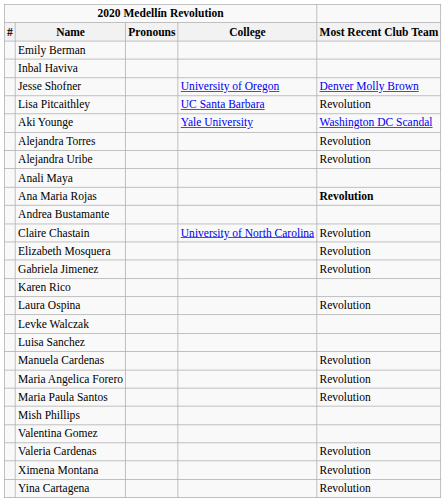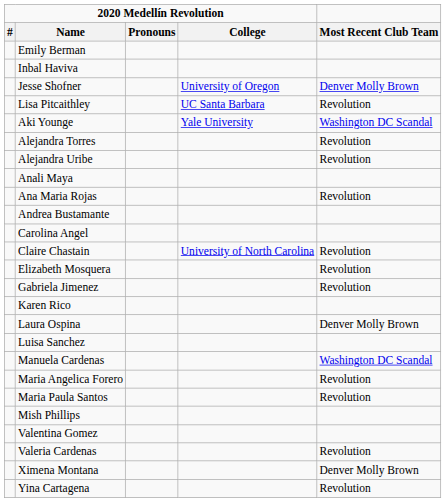(346, 196) bold -> (345, 196) normal
+ row: (53, 232)
(345, 305) Revolution -> (369, 324) Denver Molly Brown
- row: (53, 324)
(345, 360) Revolution -> (376, 360) Washington DC Scandal
(345, 470) Revolution -> (369, 470) Denver Molly Brown
